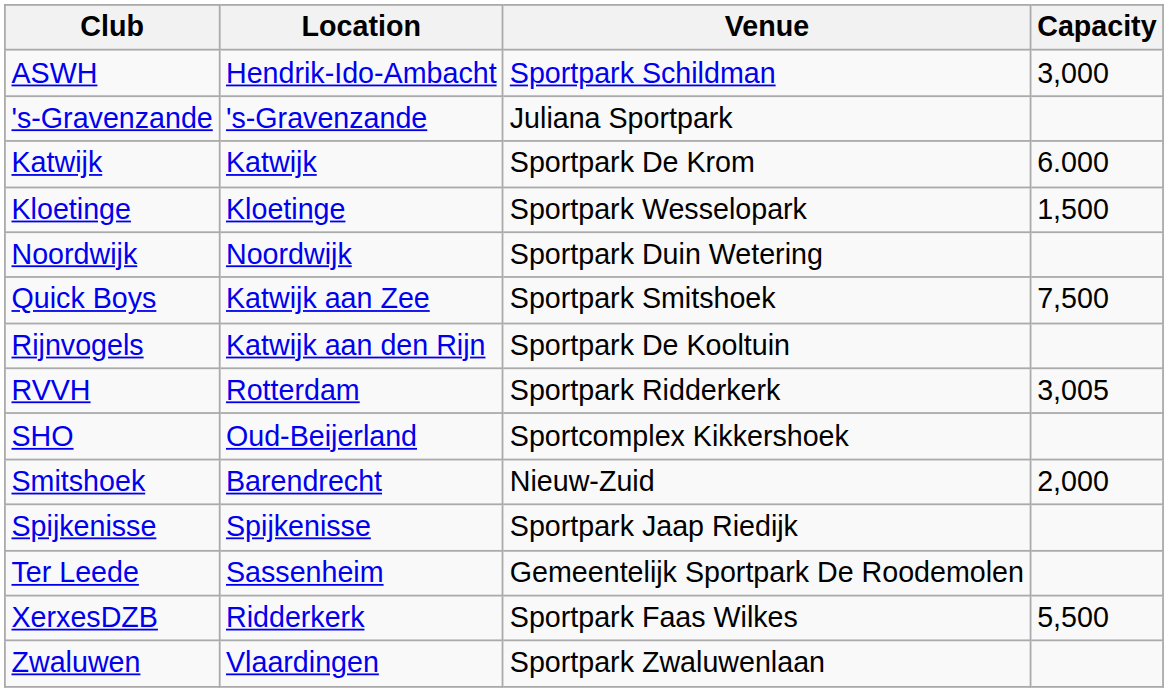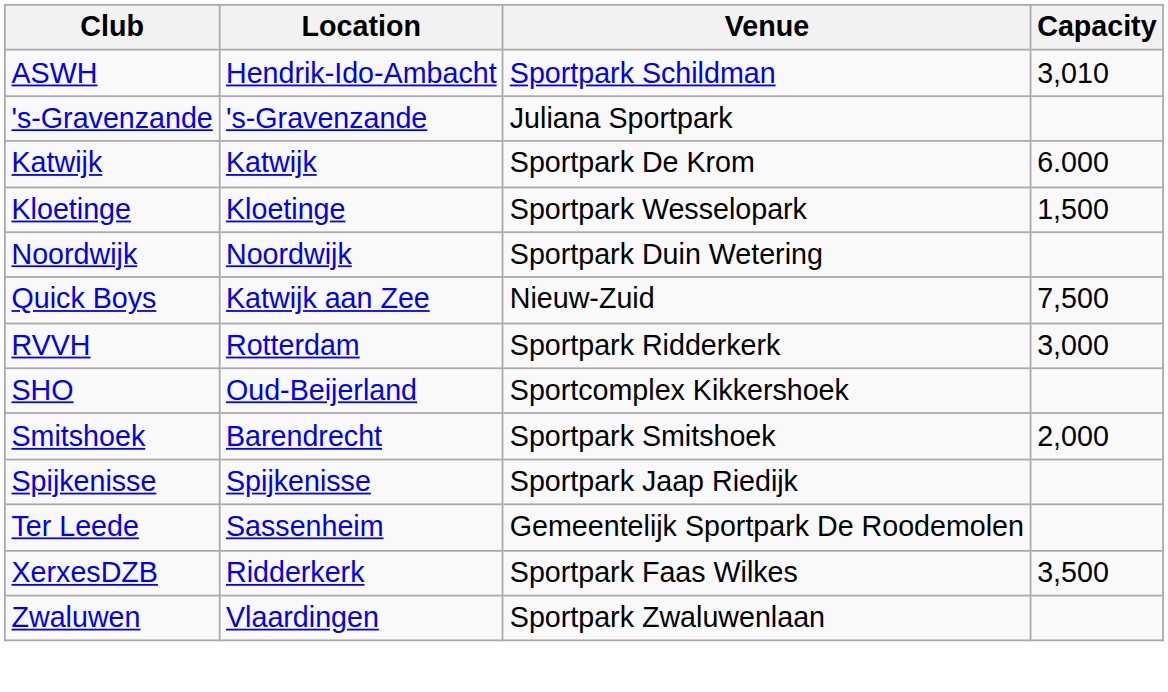(1073, 72) 3,000 -> (1073, 72) 3,010
(643, 299) Sportpark Smitshoek -> (582, 299) Nieuw-Zuid
- row: (78, 345)
(1073, 390) 3,005 -> (1073, 345) 3,000
(582, 481) Nieuw-Zuid -> (643, 436) Sportpark Smitshoek
(1073, 617) 5,500 -> (1073, 572) 3,500
